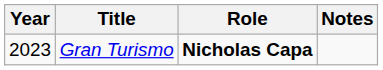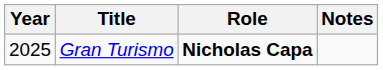(30, 49) 2023 -> (30, 49) 2025
